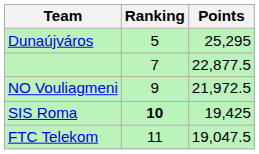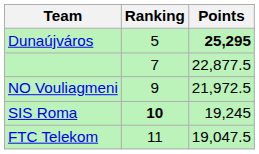(228, 40) normal -> (228, 40) bold
(228, 112) 19,425 -> (228, 112) 19,245
